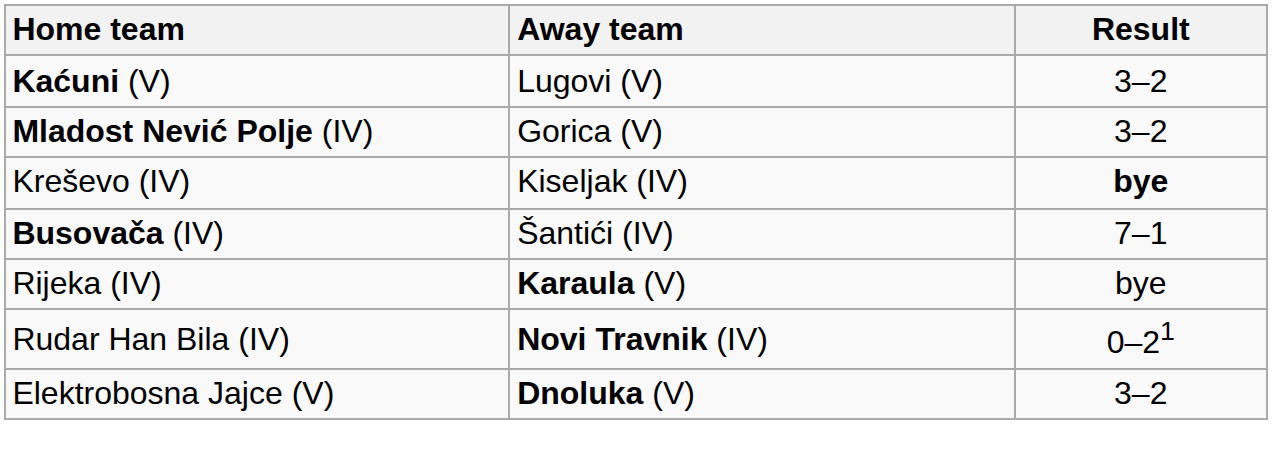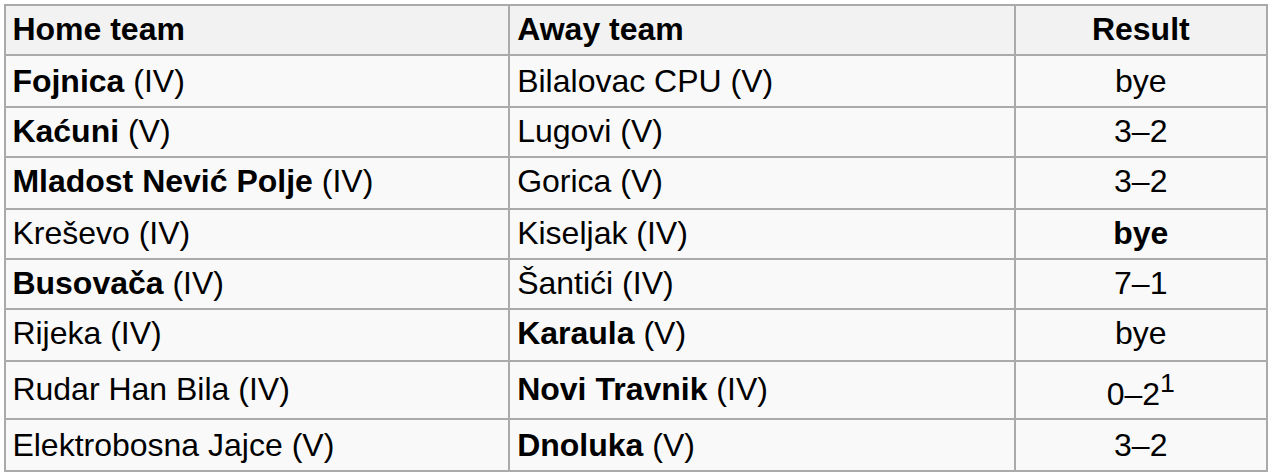+ row: (99, 80)
